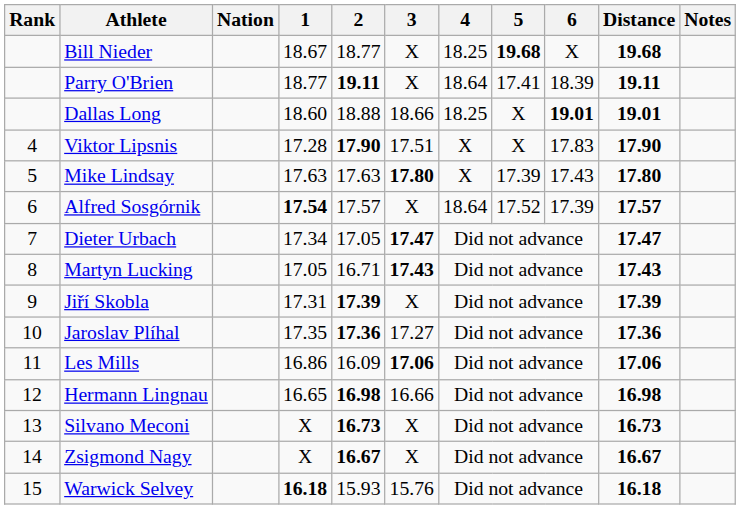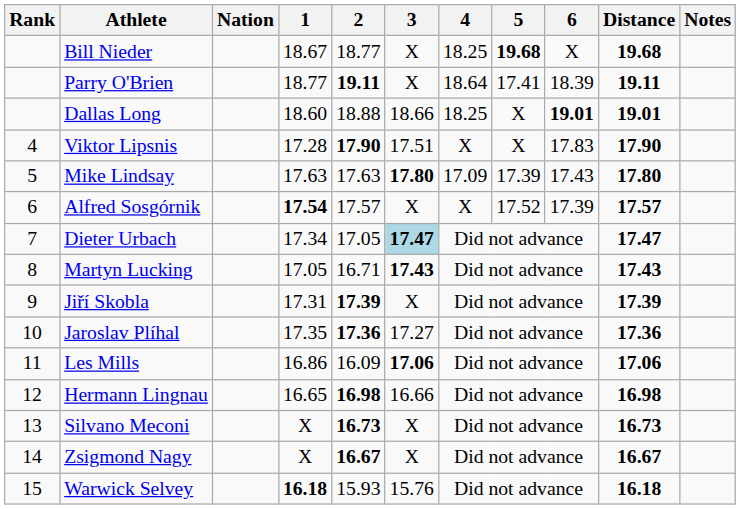(465, 176) X -> (465, 176) 17.09
(465, 207) 18.64 -> (465, 207) X
(412, 238) no background -> (412, 238) lightblue background
